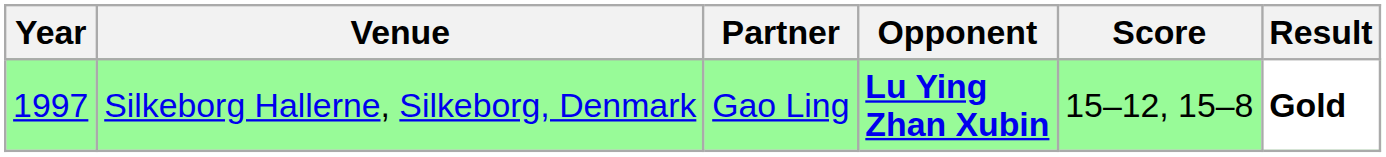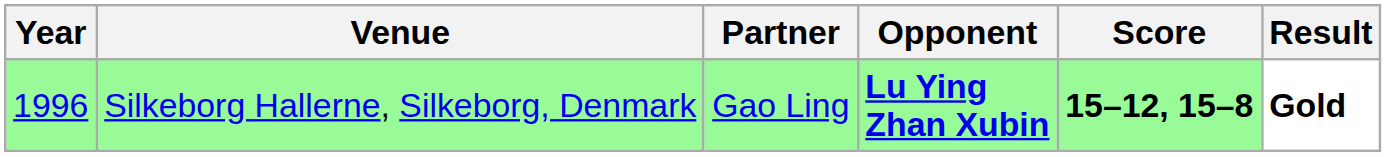(51, 105) 1997 -> (51, 105) 1996
(1159, 105) normal -> (1159, 105) bold
